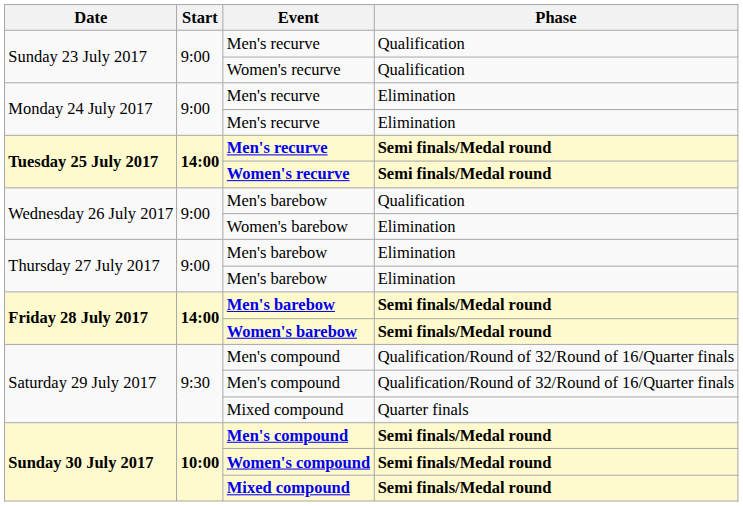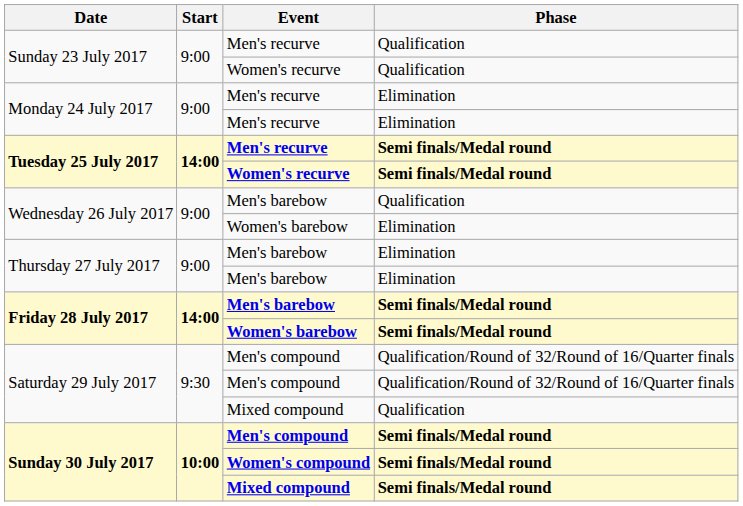(423, 409) Quarter finals -> (421, 409) Qualification
